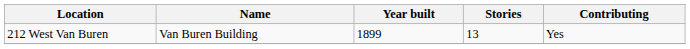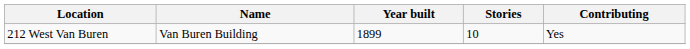(473, 33) 13 -> (473, 33) 10
